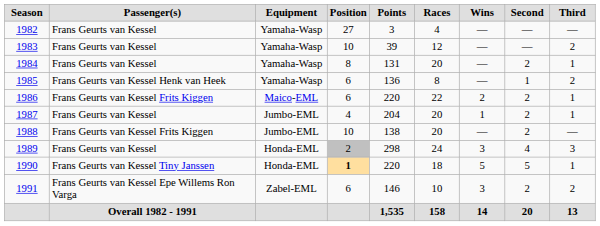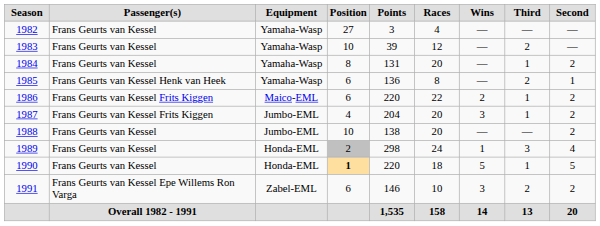columns swapped: (527, 13) <-> (572, 13)
(104, 115) Frans Geurts van Kessel -> (132, 115) Frans Geurts van Kessel Frits Kiggen
(482, 115) 1 -> (482, 115) 3
(132, 132) Frans Geurts van Kessel Frits Kiggen -> (104, 132) Frans Geurts van Kessel
(482, 149) 3 -> (482, 149) 1
(133, 166) Frans Geurts van Kessel Tiny Janssen -> (104, 166) Frans Geurts van Kessel
